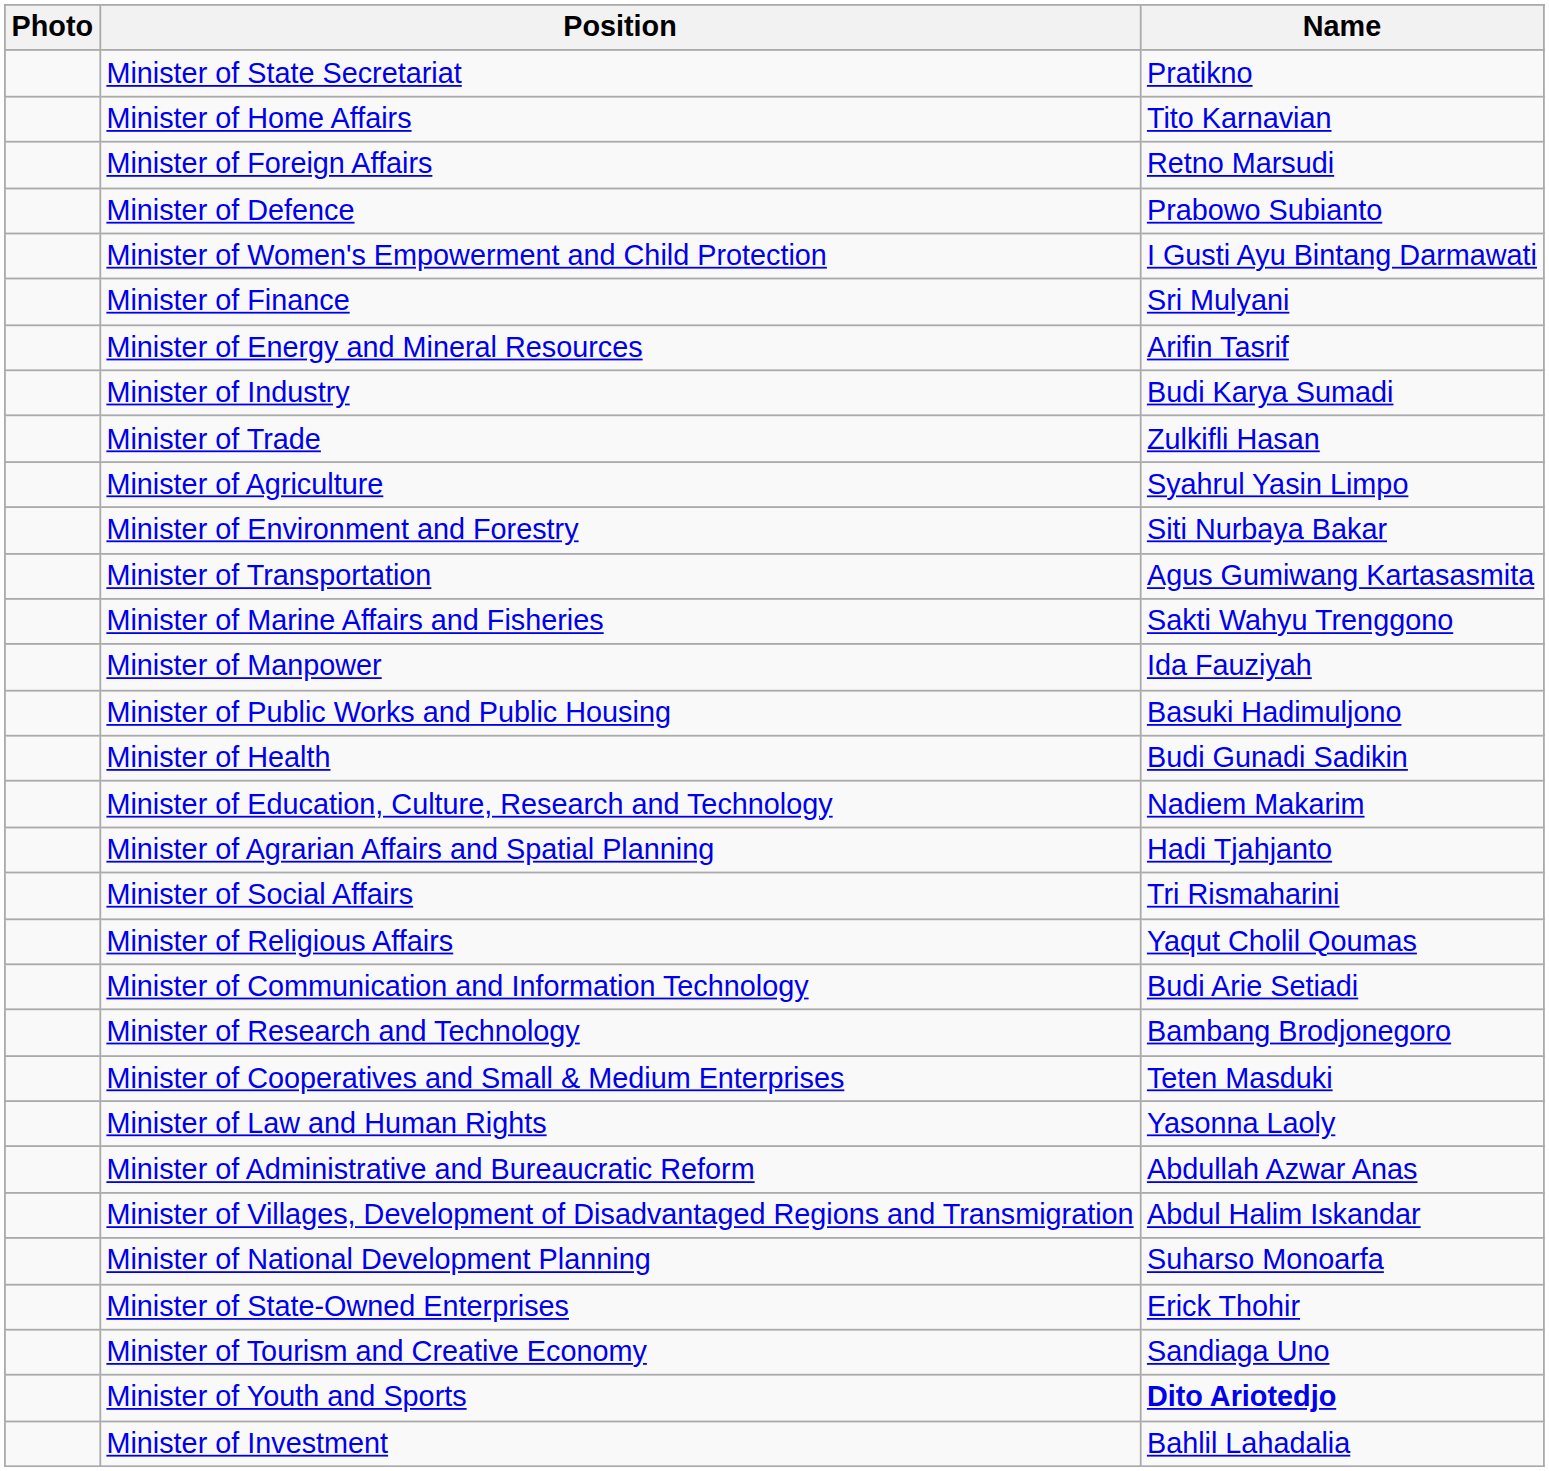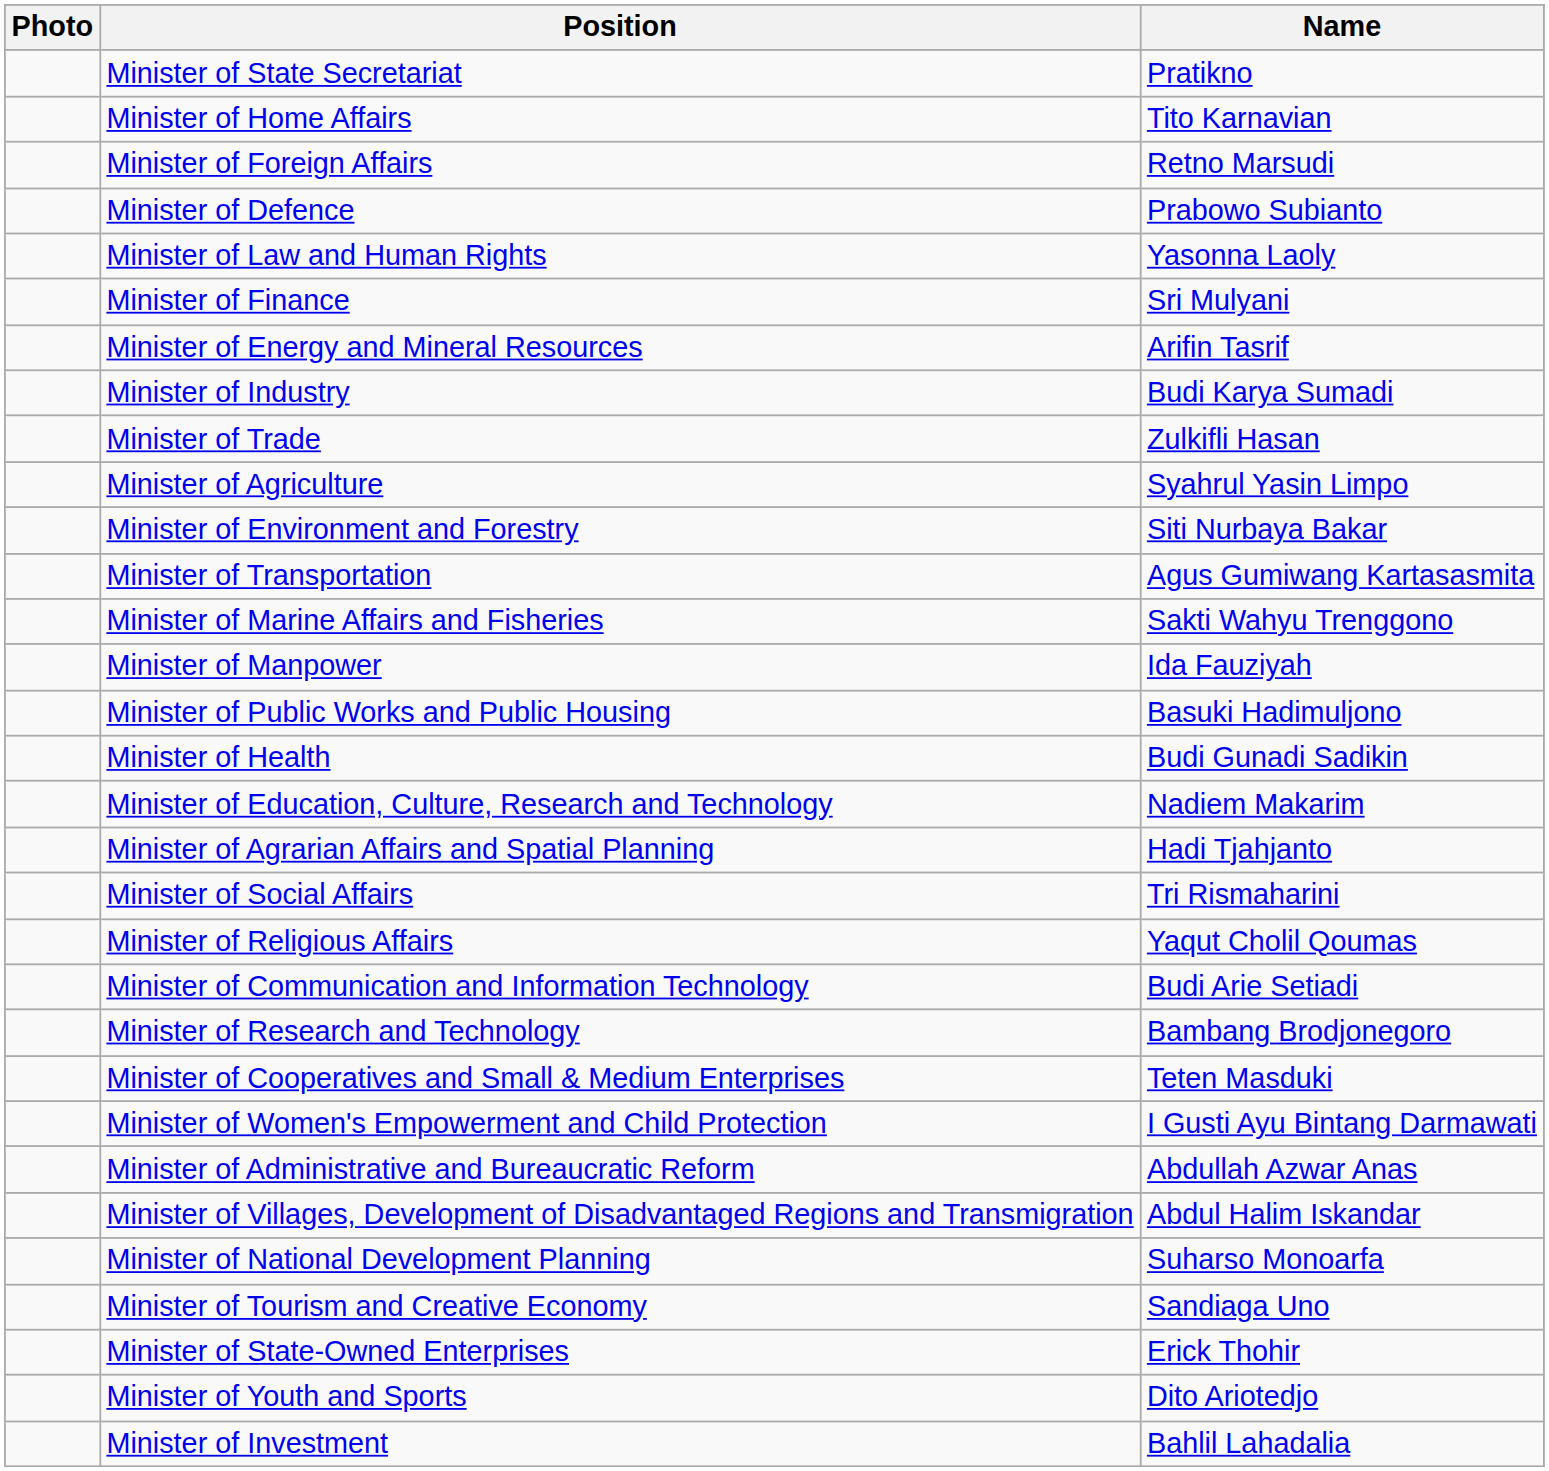rows swapped: (327, 1123) <-> (467, 255)
rows swapped: (338, 1306) <-> (377, 1351)
(1242, 1397) bold -> (1233, 1397) normal
